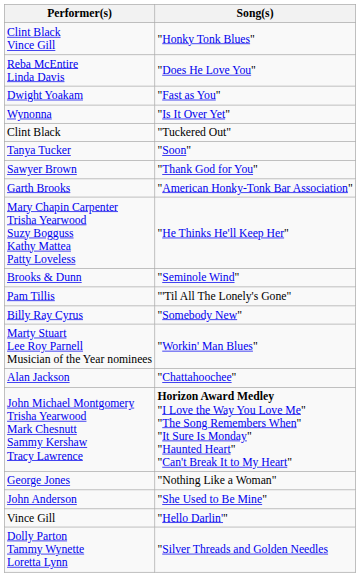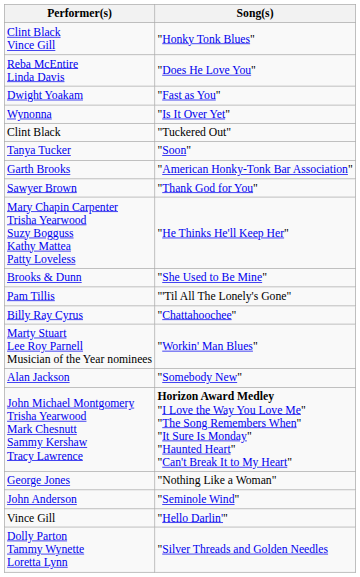rows swapped: (39, 188) <-> (42, 169)
(198, 277) "Seminole Wind" -> (212, 277) "She Used to Be Mine"
(200, 314) "Somebody New" -> (197, 314) "Chattahoochee"
(197, 378) "Chattahoochee" -> (200, 378) "Somebody New"
(212, 499) "She Used to Be Mine" -> (198, 499) "Seminole Wind"
